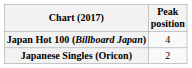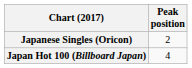rows swapped: (76, 39) <-> (76, 55)
